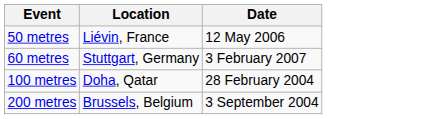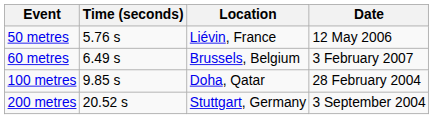+ column: (133, 15)
(141, 59) Stuttgart, Germany -> (245, 59) Brussels, Belgium
(138, 102) Brussels, Belgium -> (248, 102) Stuttgart, Germany
